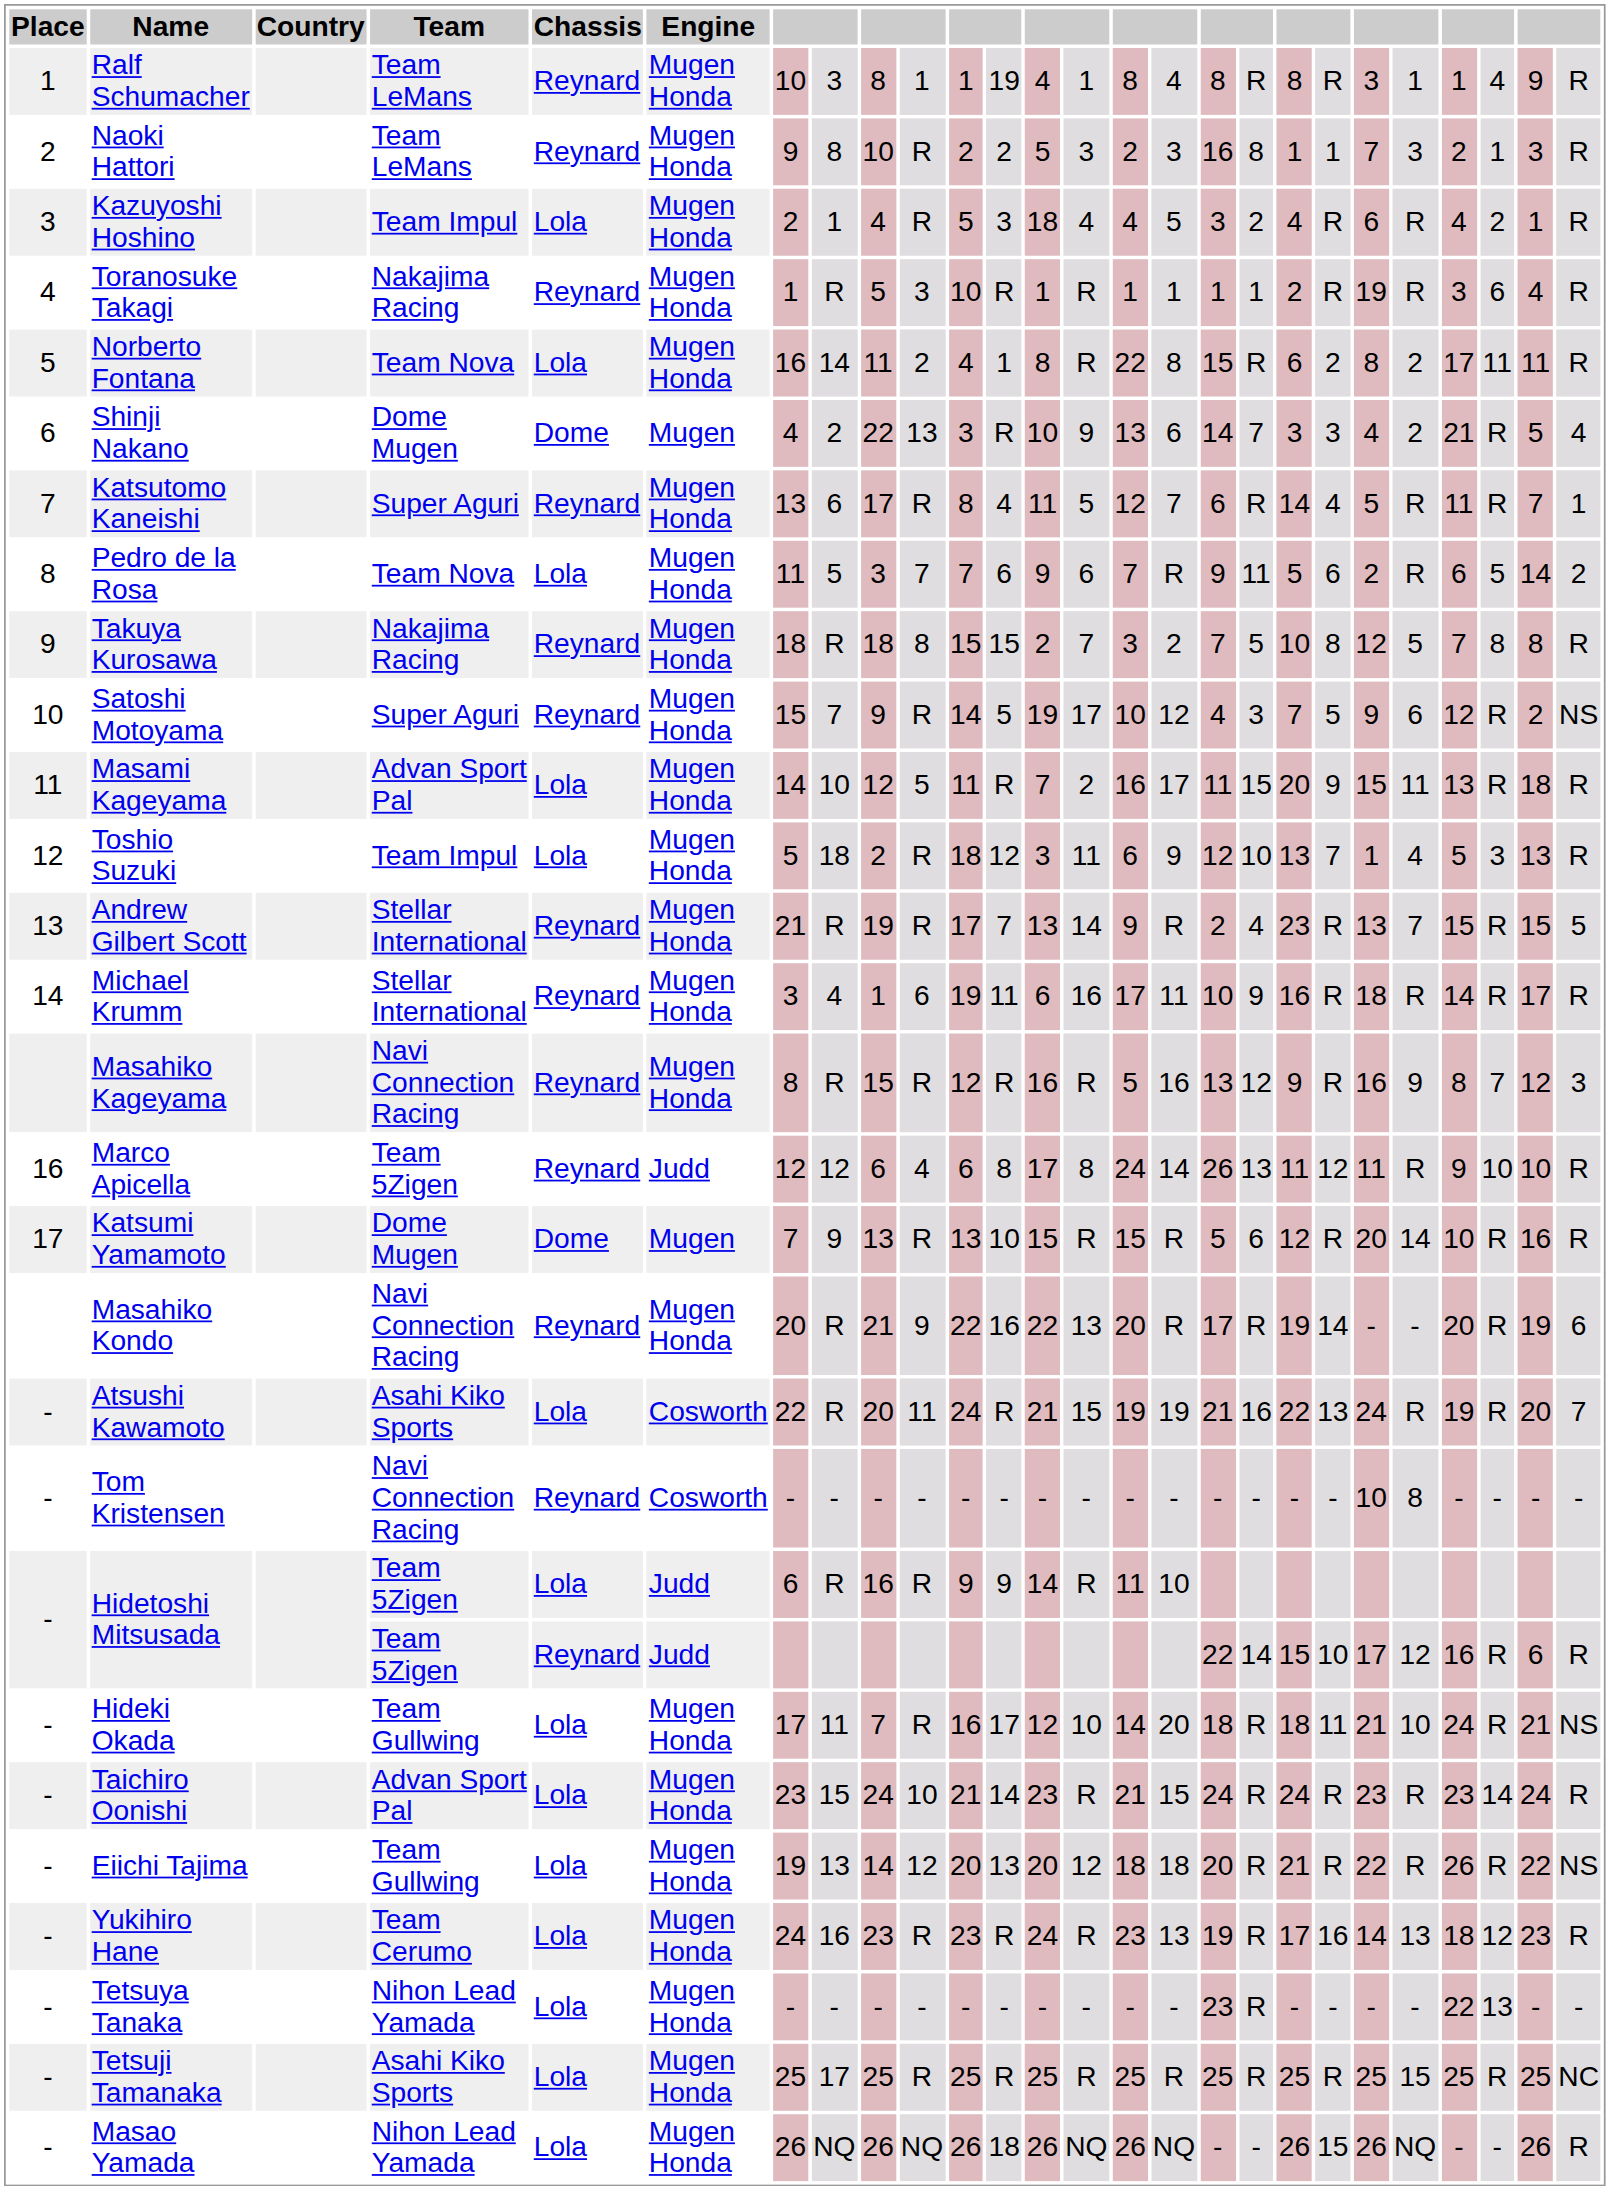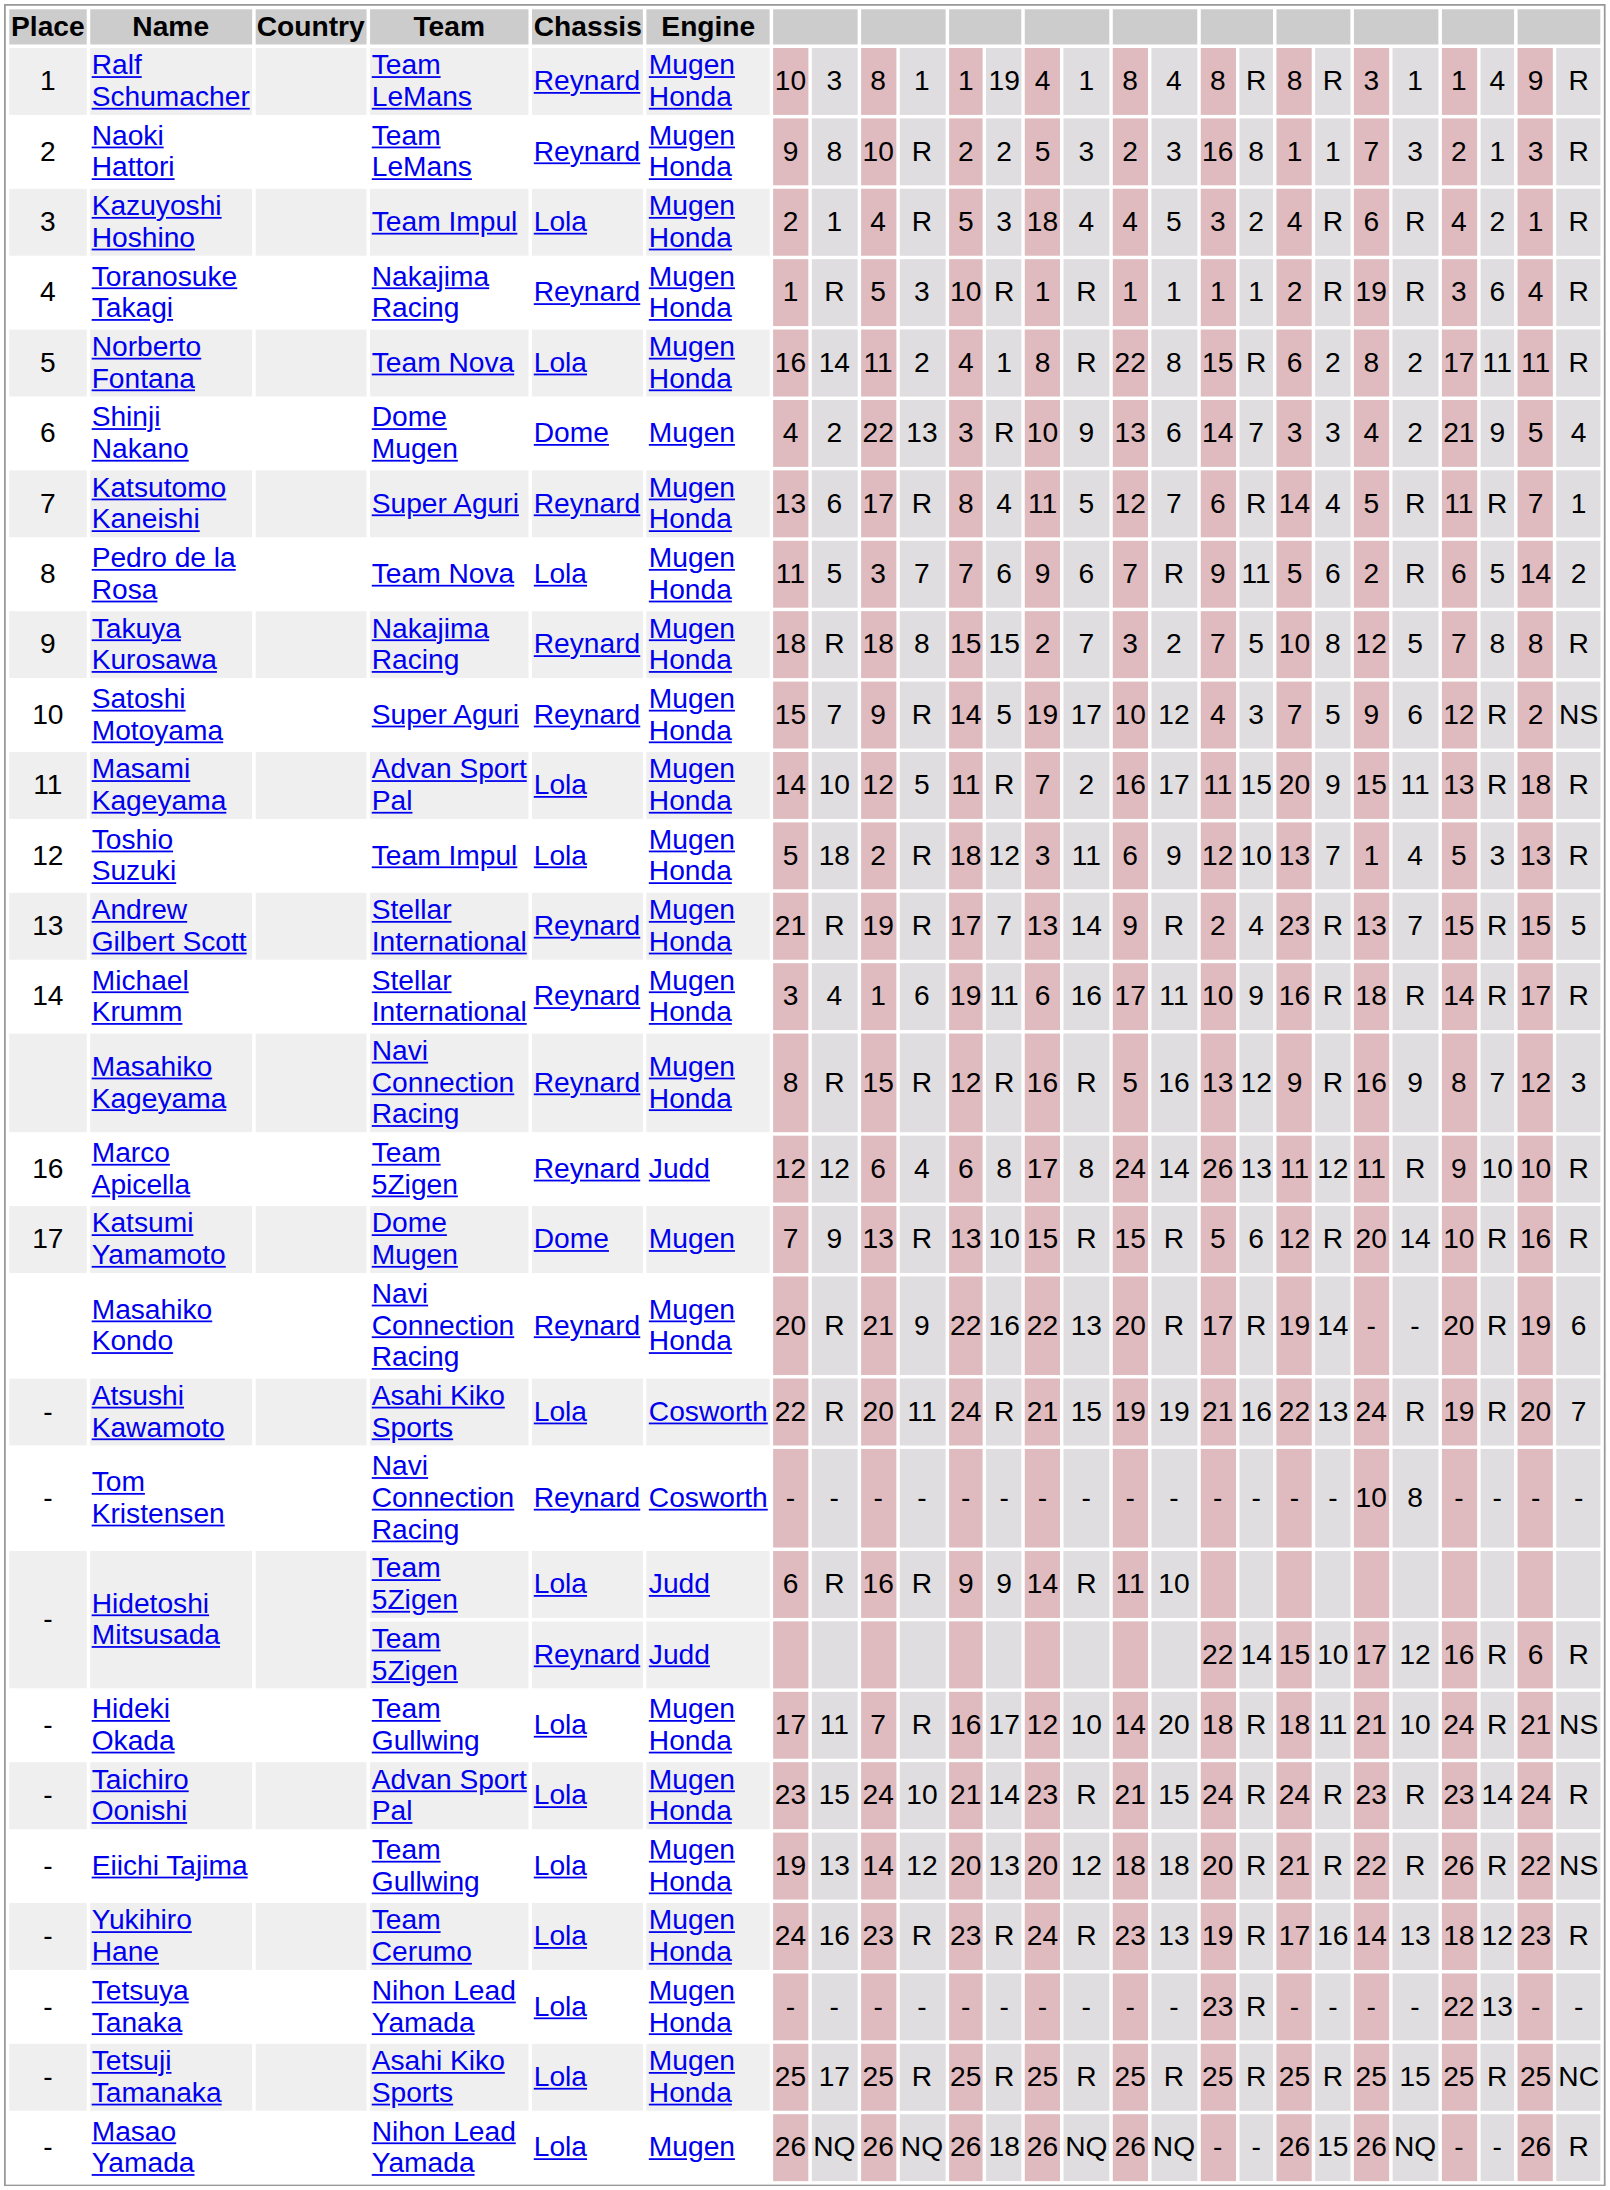(1497, 433) R -> (1497, 433) 9
(692, 2147) Mugen Honda -> (692, 2147) Mugen
